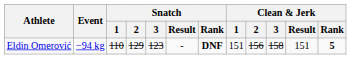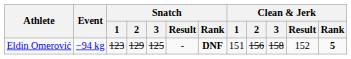(117, 46) 110 -> (117, 46) 123
(156, 46) 123 -> (156, 46) 125
(302, 46) 151 -> (302, 46) 152
